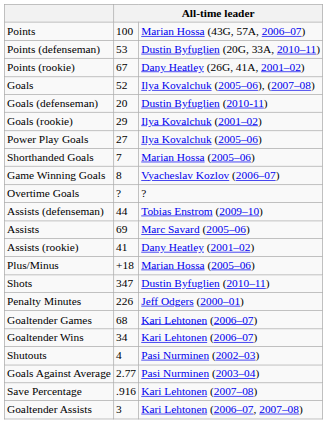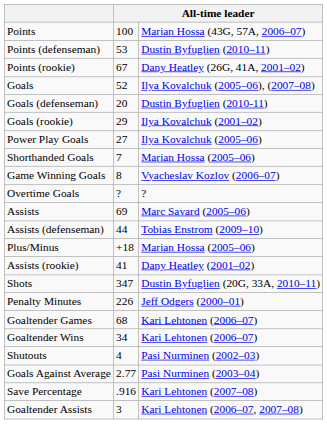(231, 49) Dustin Byfuglien (20G, 33A, 2010–11) -> (205, 49) Dustin Byfuglien (2010–11)
rows swapped: (23, 229) <-> (55, 211)
rows swapped: (43, 247) <-> (33, 265)
(205, 283) Dustin Byfuglien (2010–11) -> (231, 283) Dustin Byfuglien (20G, 33A, 2010–11)
